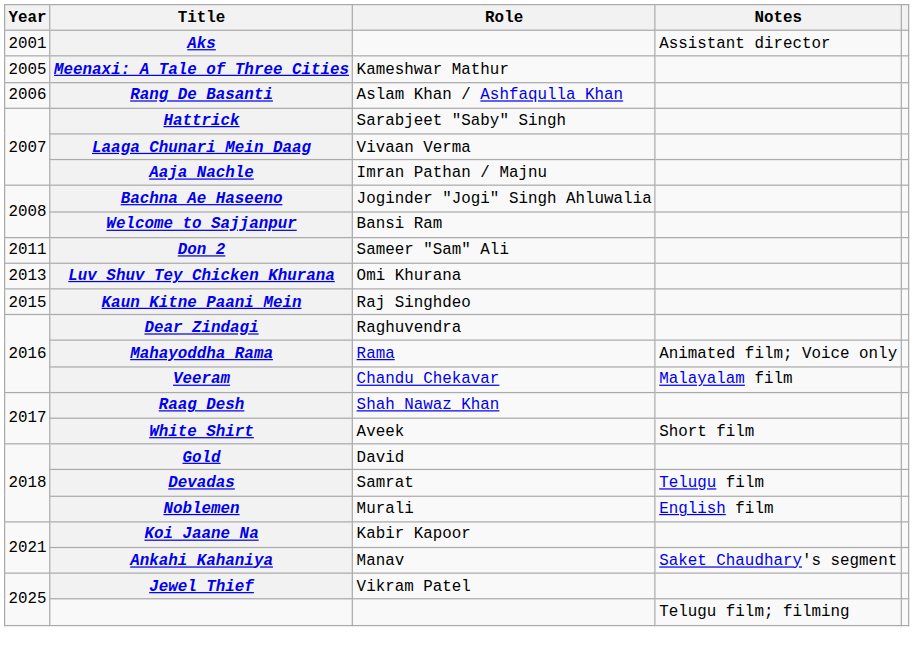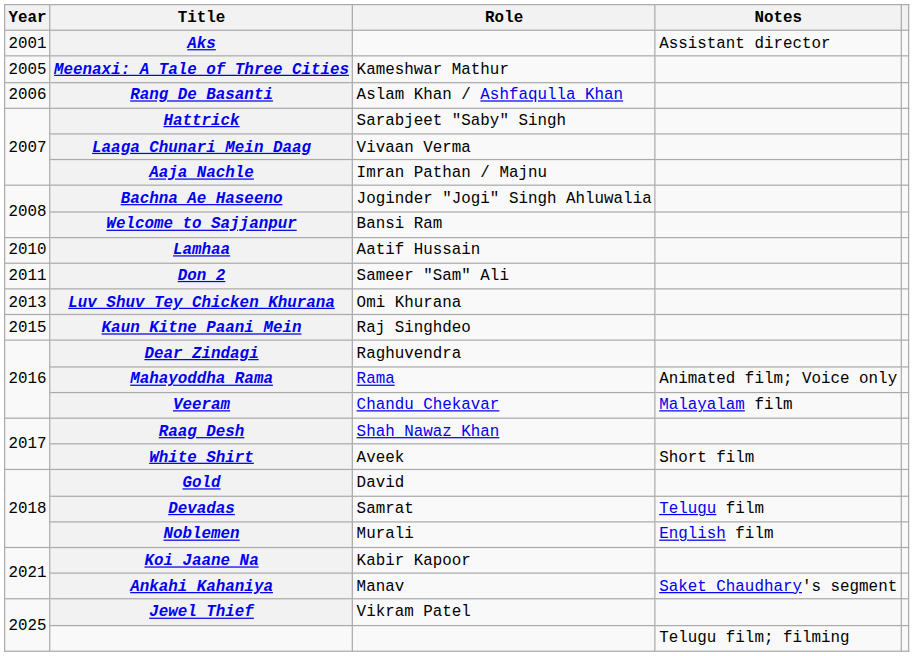+ row: (202, 250)
